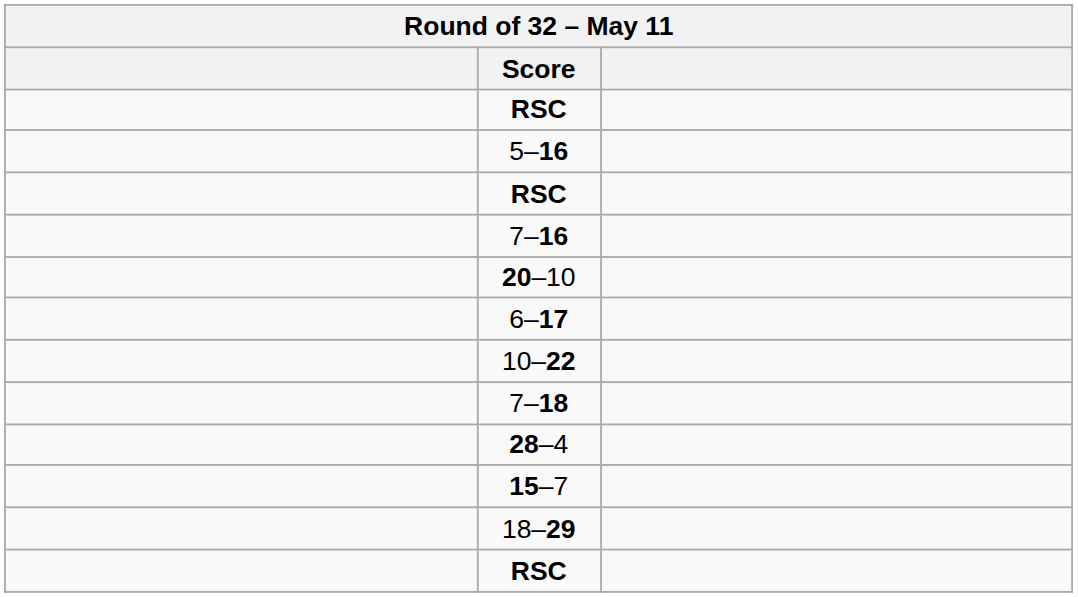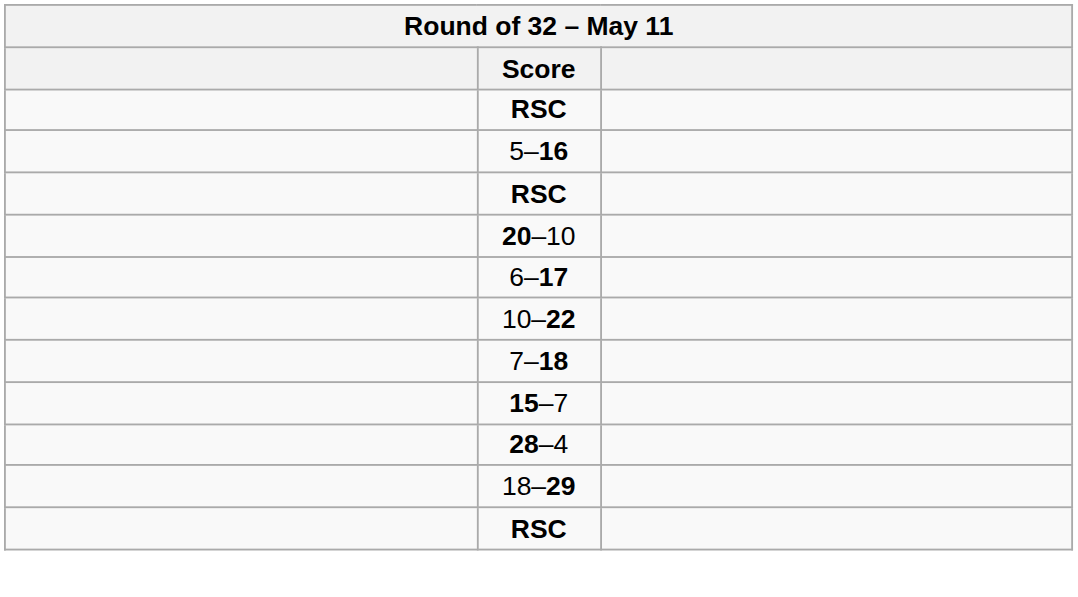- row: (241, 236)
rows swapped: (241, 487) <-> (241, 445)
